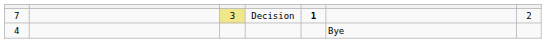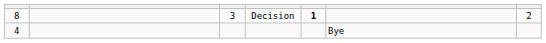(17, 16) 7 -> (17, 16) 8
(232, 16) khaki background -> (232, 16) no background
